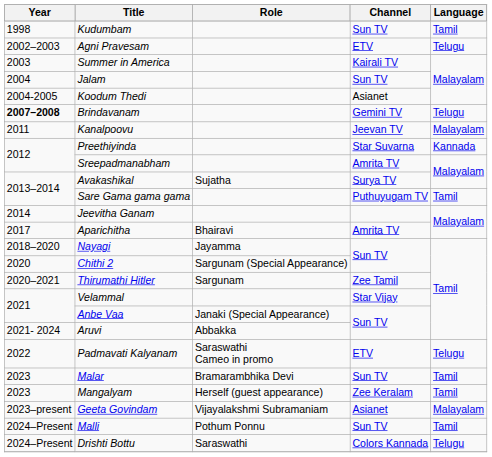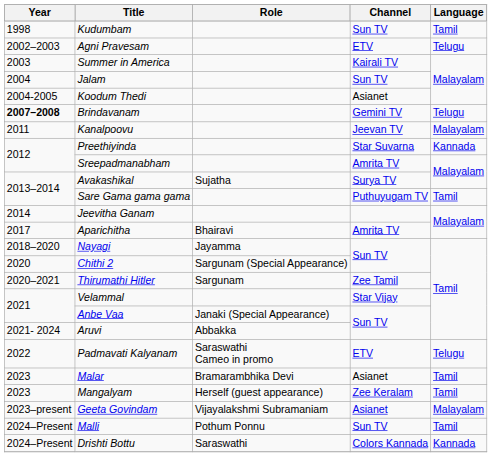(370, 376) Sun TV -> (370, 376) Asianet
(449, 443) Telugu -> (454, 443) Kannada
